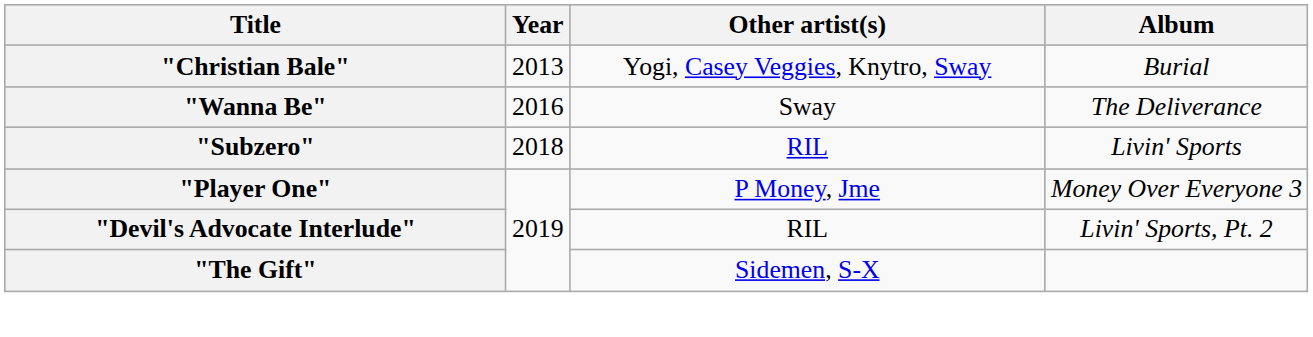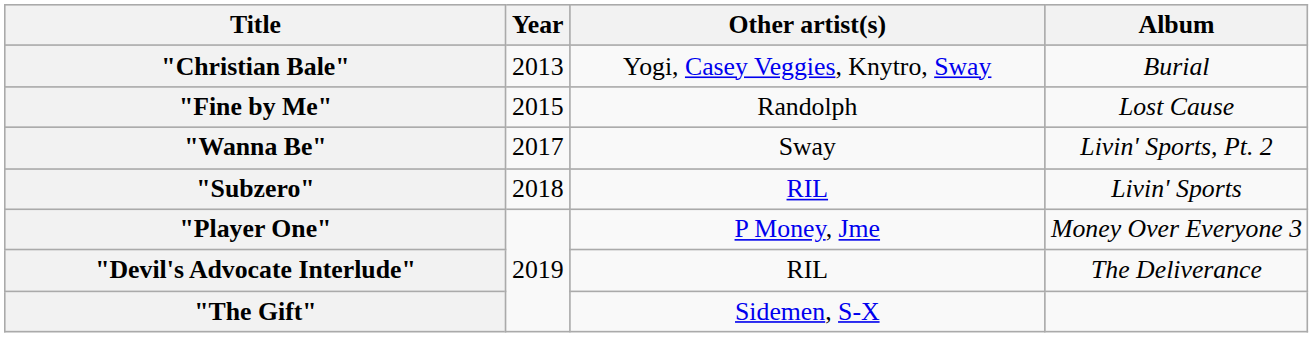+ row: (255, 106)
(538, 106) 2016 -> (538, 147) 2017
(1177, 106) The Deliverance -> (1177, 147) Livin' Sports, Pt. 2
(1177, 229) Livin' Sports, Pt. 2 -> (1177, 270) The Deliverance
